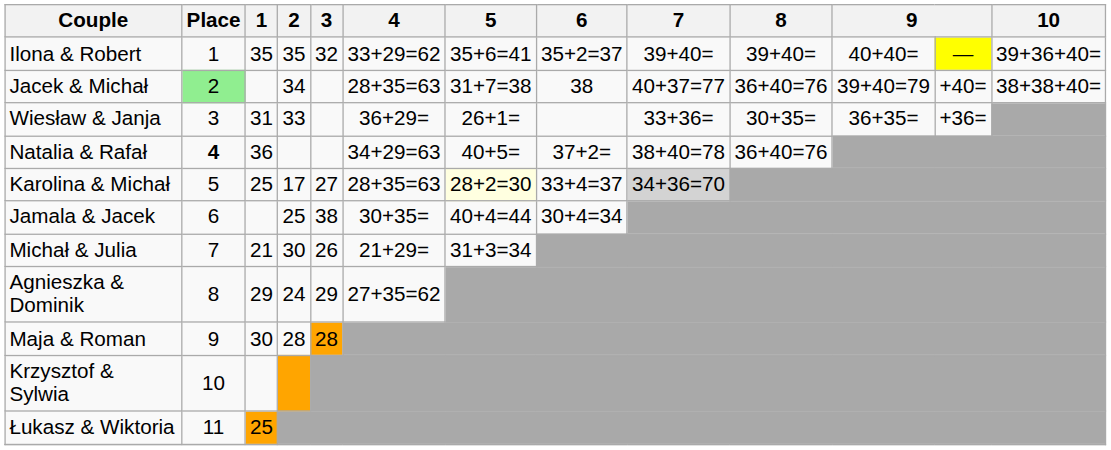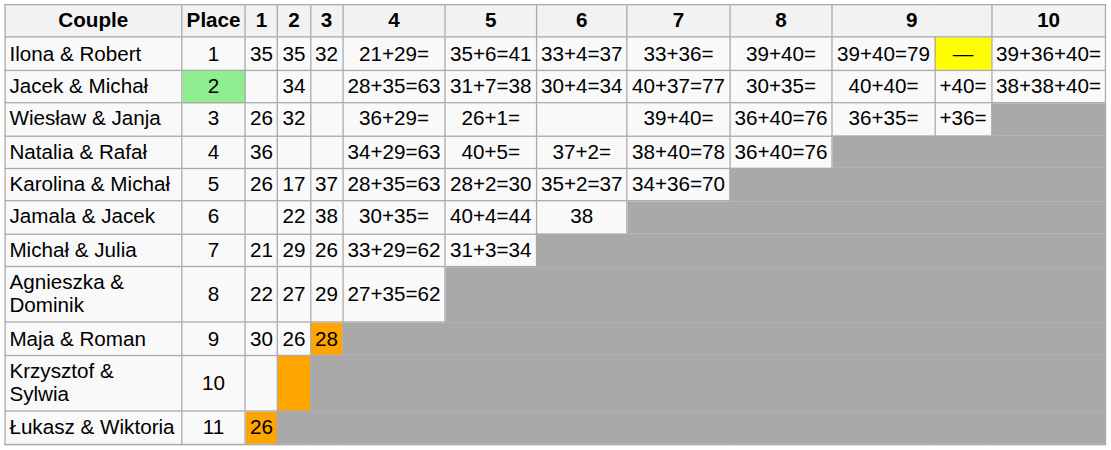(394, 53) 33+29=62 -> (394, 53) 21+29=
(582, 53) 35+2=37 -> (582, 53) 33+4=37
(679, 53) 39+40= -> (679, 53) 33+36=
(884, 53) 40+40= -> (884, 53) 39+40=79
(582, 86) 38 -> (582, 86) 30+4=34
(781, 86) 36+40=76 -> (781, 86) 30+35=
(884, 86) 39+40=79 -> (884, 86) 40+40=
(262, 119) 31 -> (262, 119) 26
(294, 119) 33 -> (294, 119) 32
(679, 119) 33+36= -> (679, 119) 39+40=
(781, 119) 30+35= -> (781, 119) 36+40=76
(214, 151) bold -> (214, 151) normal
(262, 184) 25 -> (262, 184) 26
(326, 184) 27 -> (326, 184) 37
(491, 184) lightyellow background -> (491, 184) no background
(582, 184) 33+4=37 -> (582, 184) 35+2=37
(679, 184) lightgrey background -> (679, 184) no background
(294, 217) 25 -> (294, 217) 22
(582, 217) 30+4=34 -> (582, 217) 38
(294, 250) 30 -> (294, 250) 29
(394, 250) 21+29= -> (394, 250) 33+29=62
(262, 294) 29 -> (262, 294) 22
(294, 294) 24 -> (294, 294) 27
(294, 338) 28 -> (294, 338) 26
(262, 427) 25 -> (262, 427) 26
